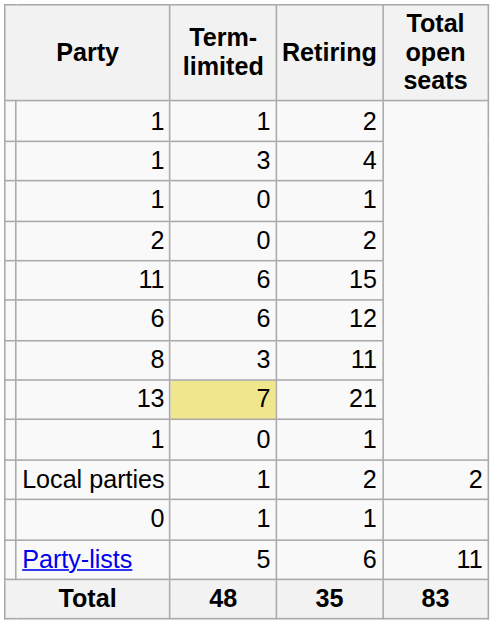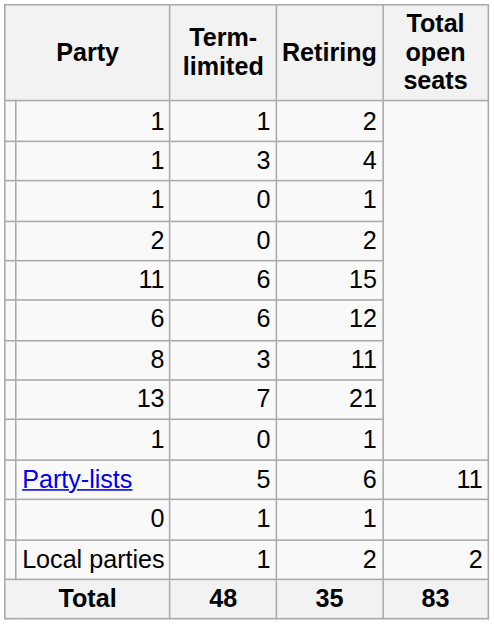(263, 399) khaki background -> (263, 399) no background
rows swapped: (93, 479) <-> (77, 559)
